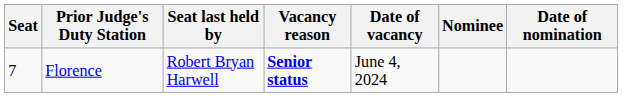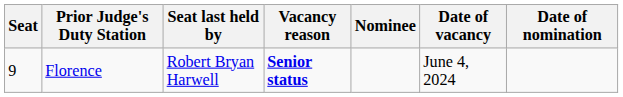columns swapped: (395, 26) <-> (473, 26)
(12, 70) 7 -> (12, 70) 9
